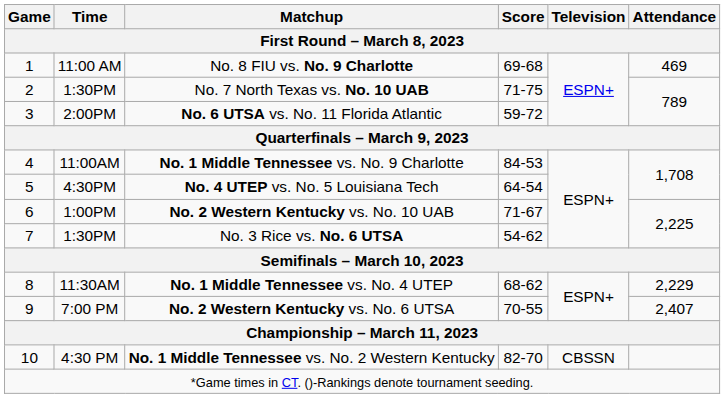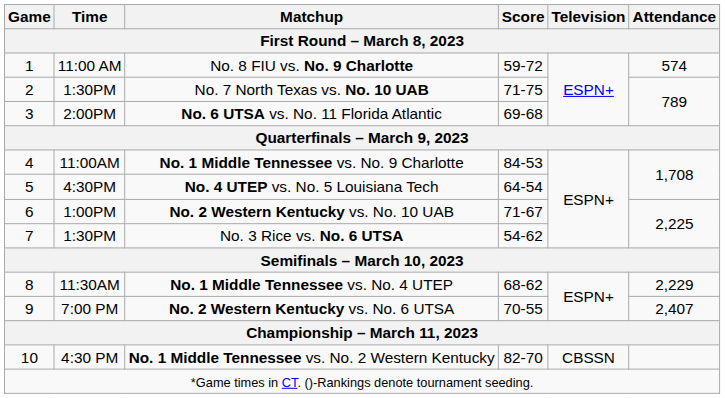(523, 65) 69-68 -> (523, 65) 59-72
(674, 65) 469 -> (674, 65) 574
(523, 114) 59-72 -> (523, 114) 69-68
